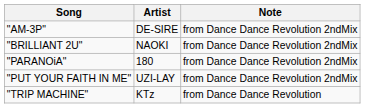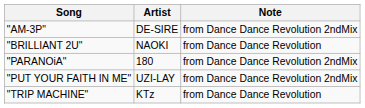(270, 46) from Dance Dance Revolution 2ndMix -> (252, 46) from Dance Dance Revolution
